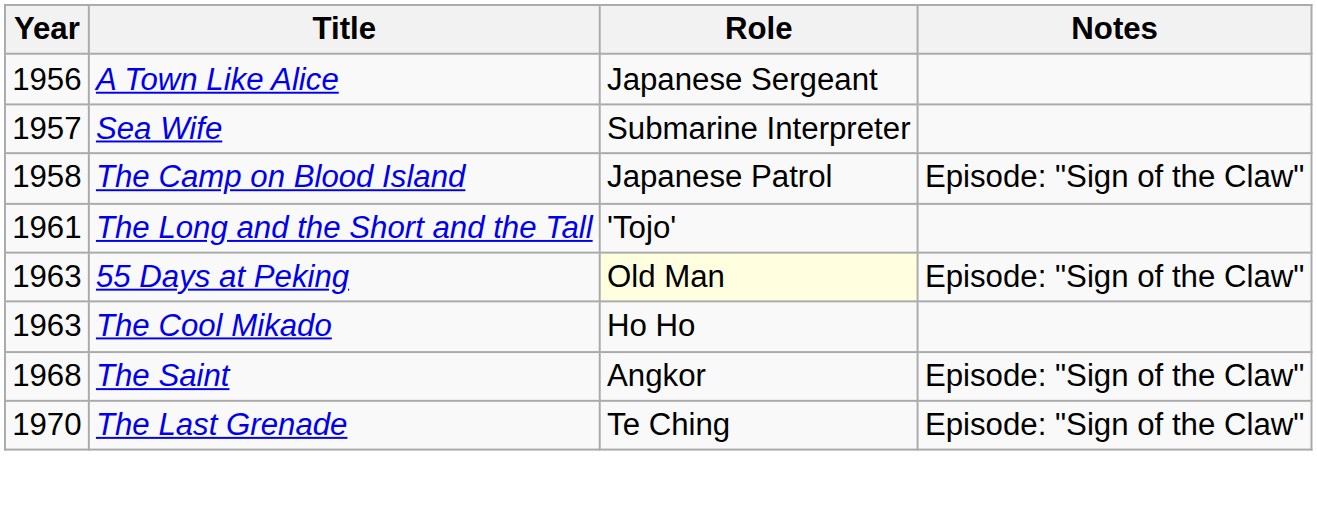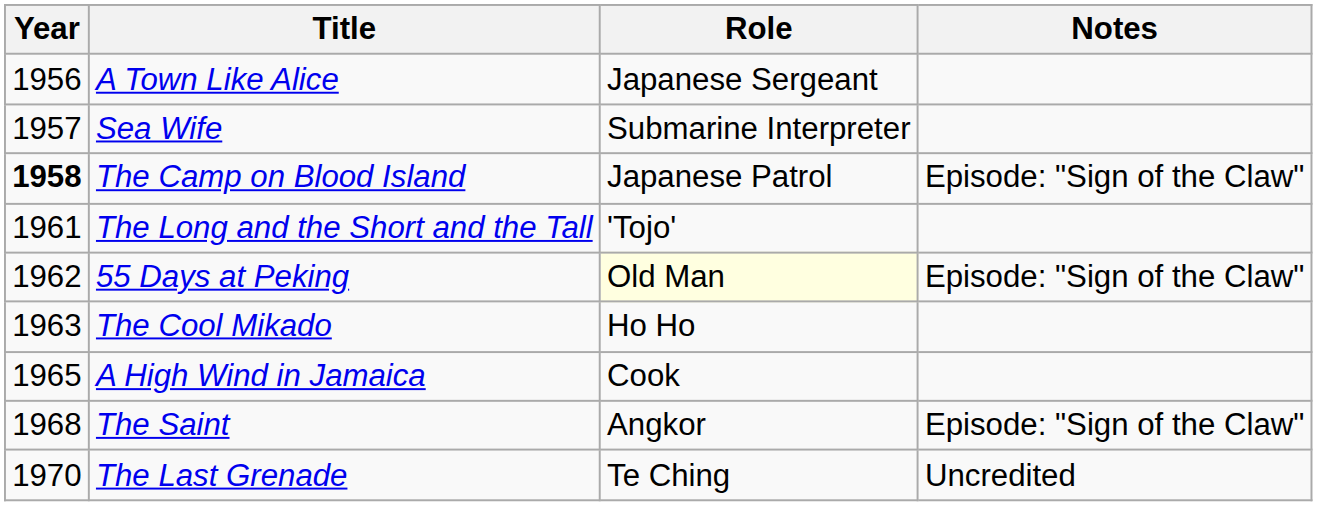(47, 177) normal -> (47, 177) bold
(47, 276) 1963 -> (47, 276) 1962
+ row: (261, 375)
(1115, 425) Episode: "Sign of the Claw" -> (1000, 474) Uncredited
